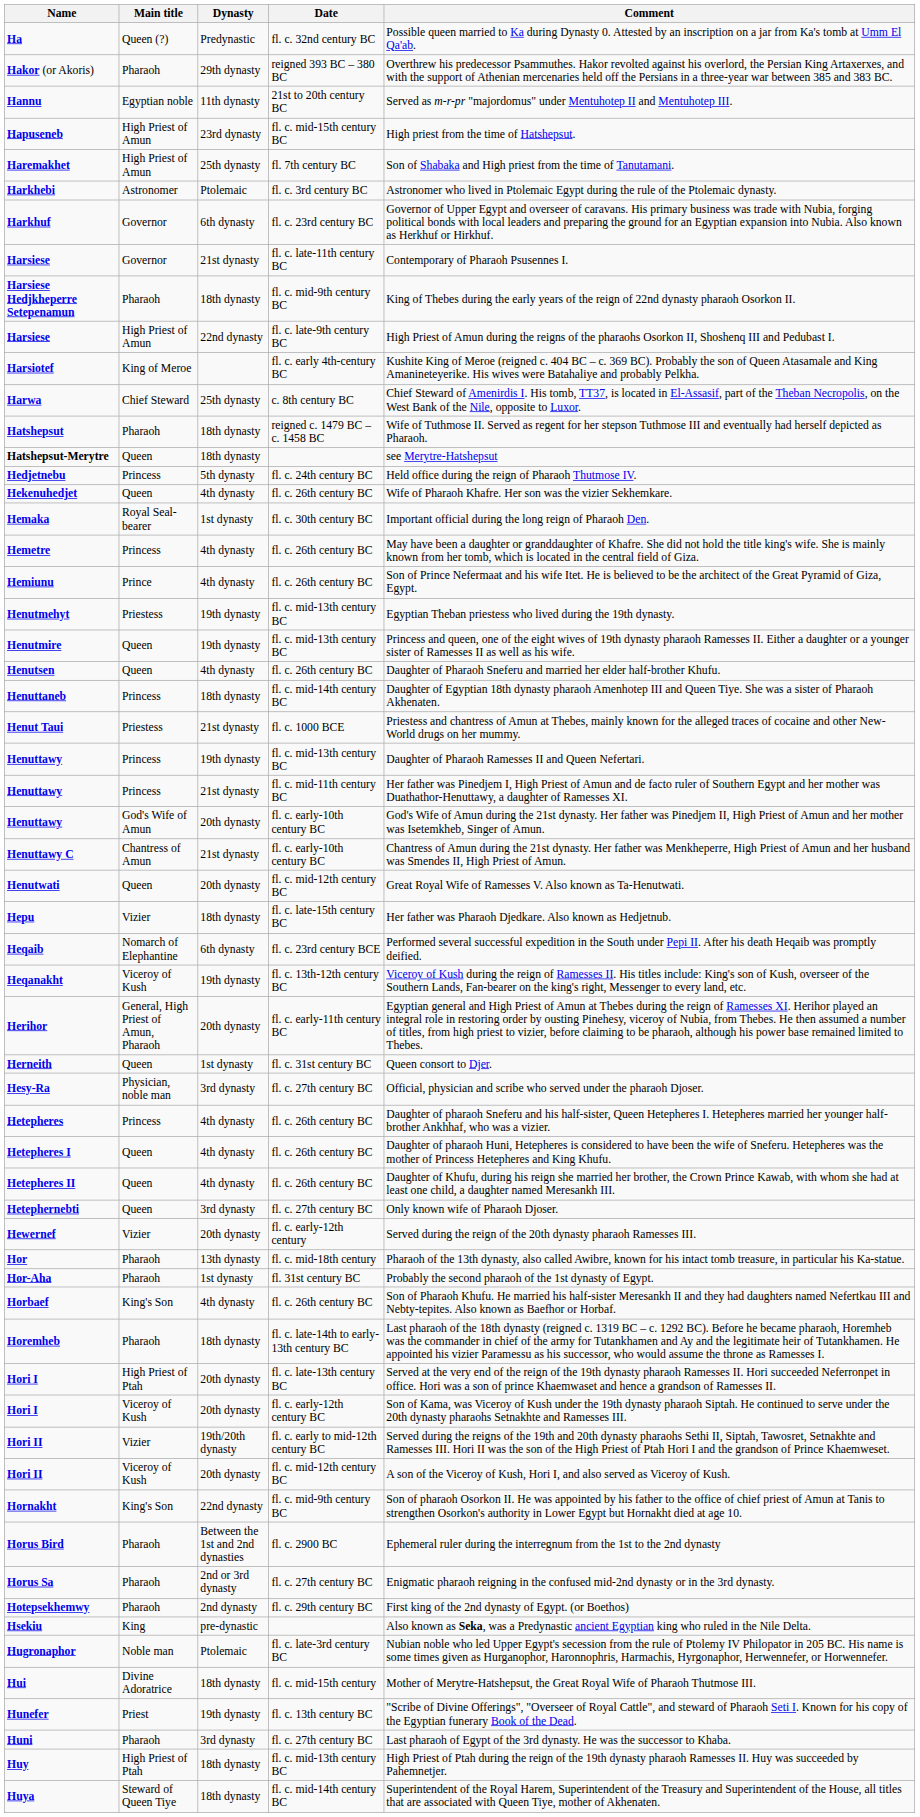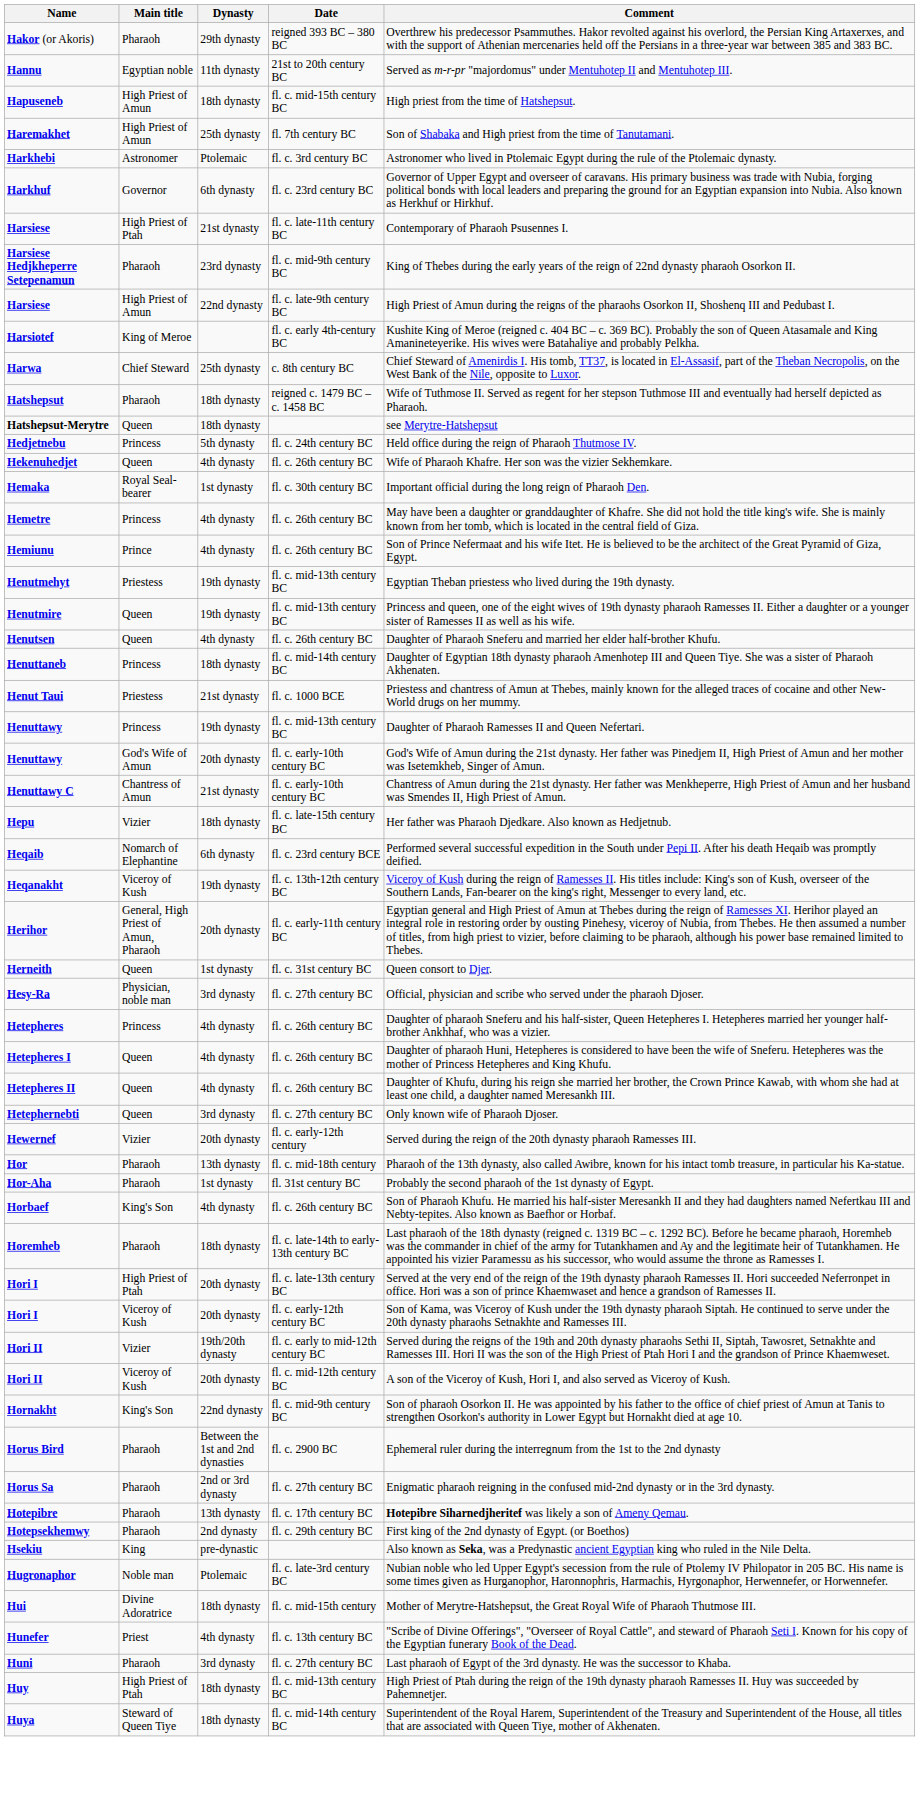- row: (15, 38)
(231, 133) 23rd dynasty -> (230, 102) 18th dynasty
(144, 260) Governor -> (155, 228) High Priest of Ptah
(230, 298) 18th dynasty -> (231, 267) 23rd dynasty
- row: (35, 791)
- row: (33, 886)
+ row: (32, 1512)
(230, 1714) 19th dynasty -> (227, 1638) 4th dynasty
